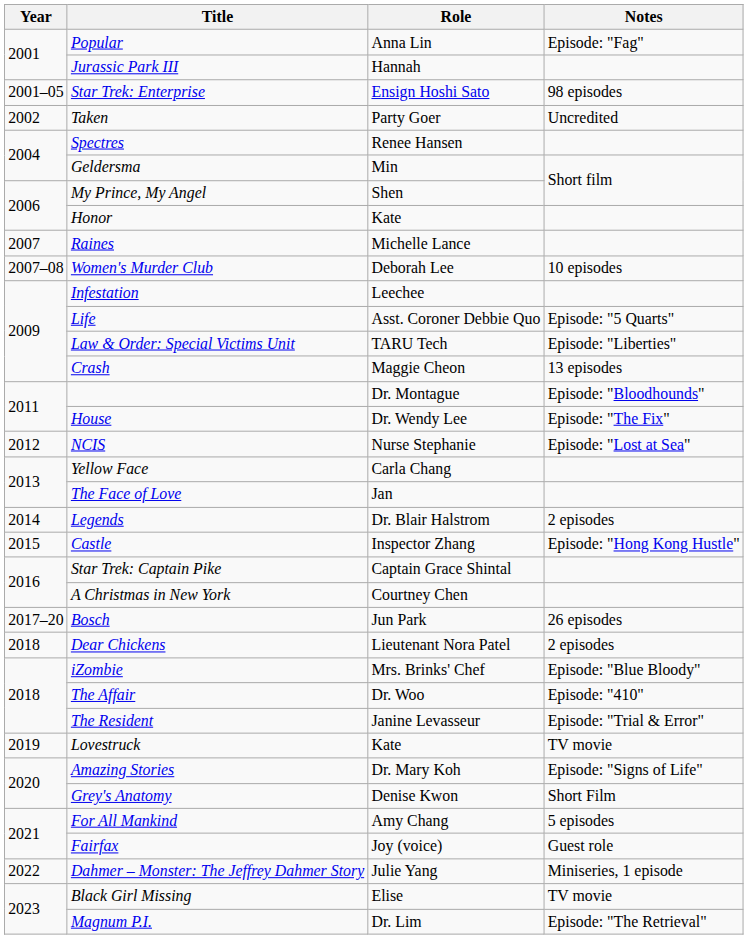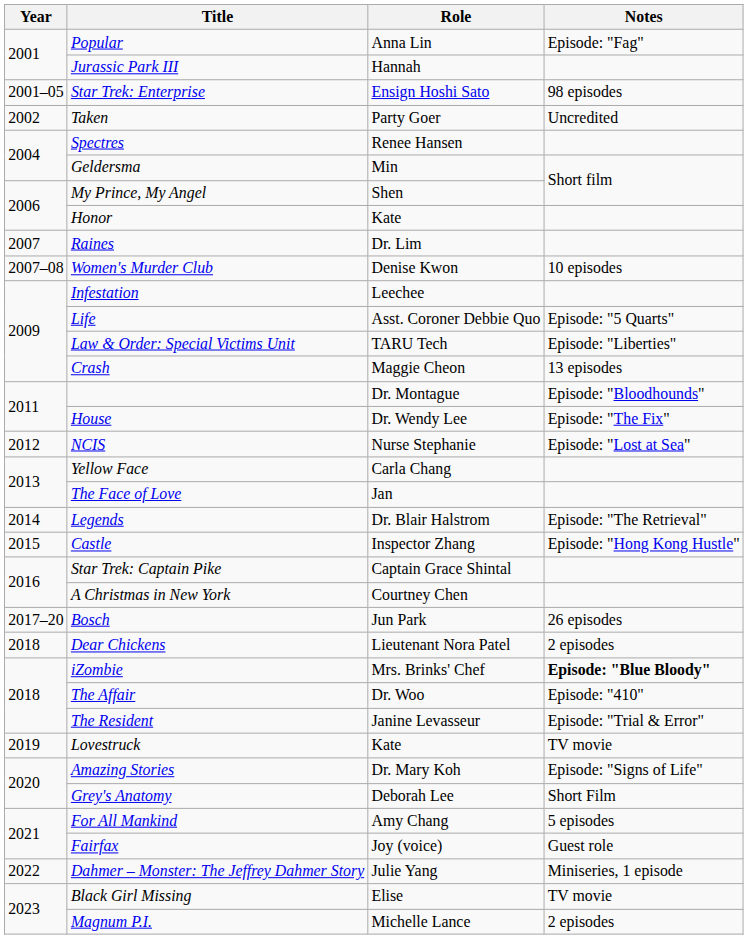(421, 243) Michelle Lance -> (397, 243) Dr. Lim
(413, 268) Deborah Lee -> (415, 268) Denise Kwon
(581, 519) 2 episodes -> (627, 519) Episode: "The Retrieval"
(624, 670) normal -> (629, 670) bold
(415, 795) Denise Kwon -> (413, 795) Deborah Lee
(397, 921) Dr. Lim -> (421, 921) Michelle Lance
(627, 921) Episode: "The Retrieval" -> (581, 921) 2 episodes
